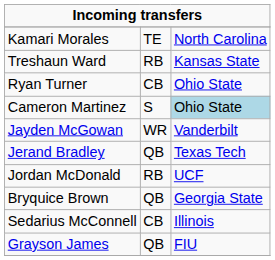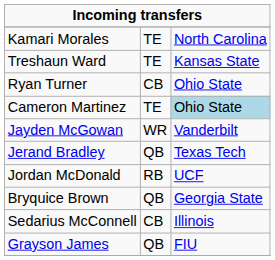(153, 61) RB -> (152, 61) TE
(148, 107) S -> (152, 107) TE
